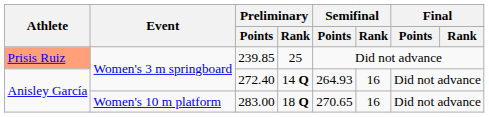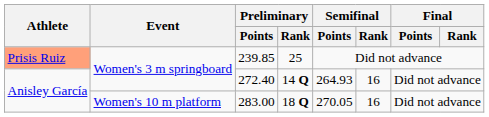(334, 102) 270.65 -> (334, 102) 270.05
